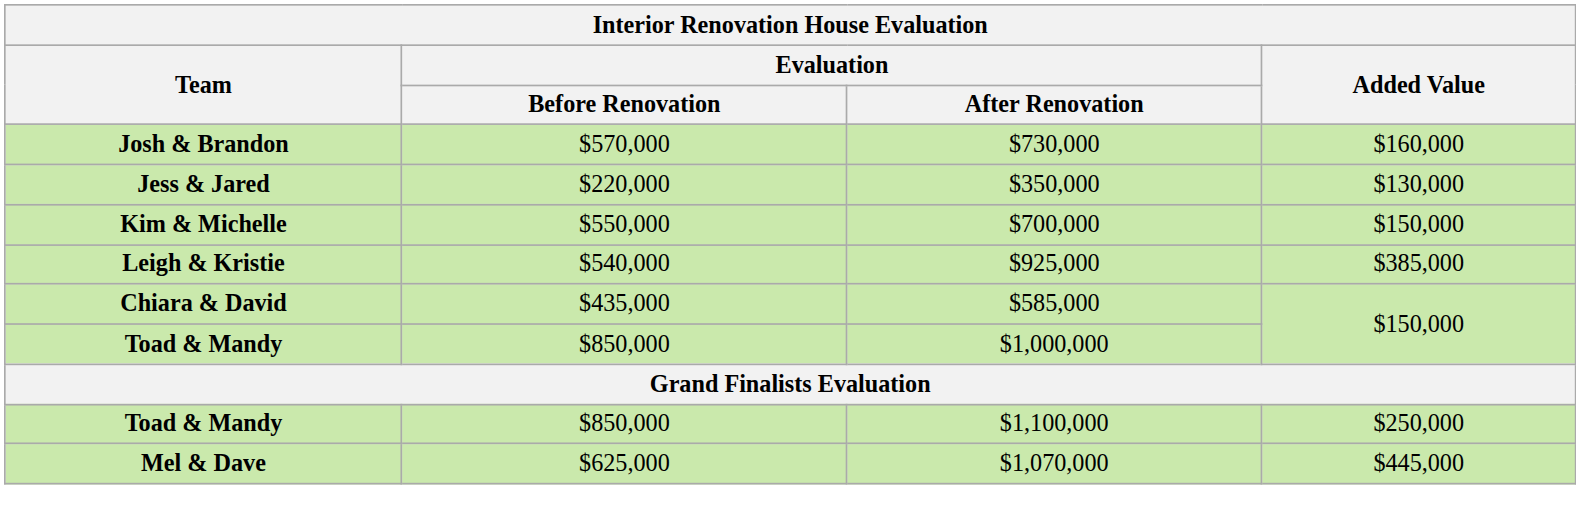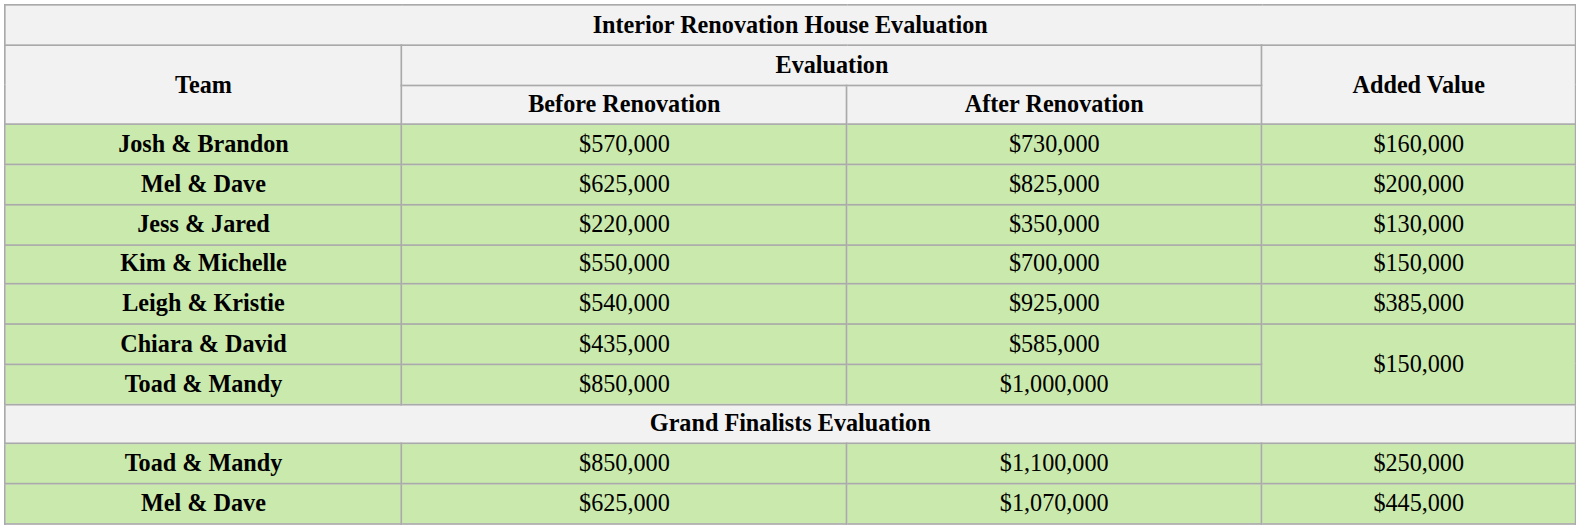+ row: (1054, 184)
